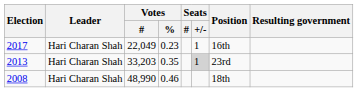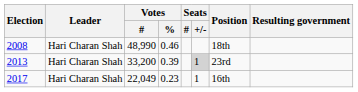rows swapped: (17, 78) <-> (17, 45)
(142, 62) 33,203 -> (142, 62) 33,200
(170, 62) 0.35 -> (170, 62) 0.39
